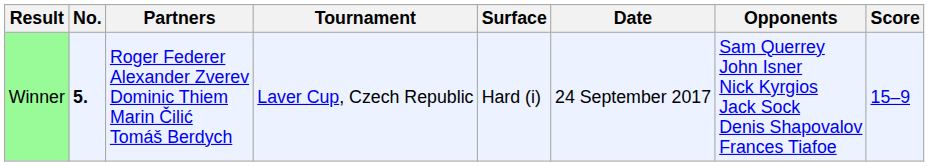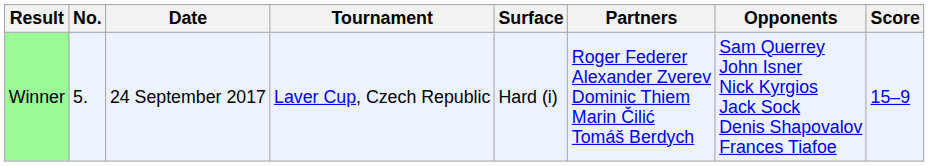columns swapped: (633, 18) <-> (179, 18)
(81, 96) bold -> (81, 96) normal
